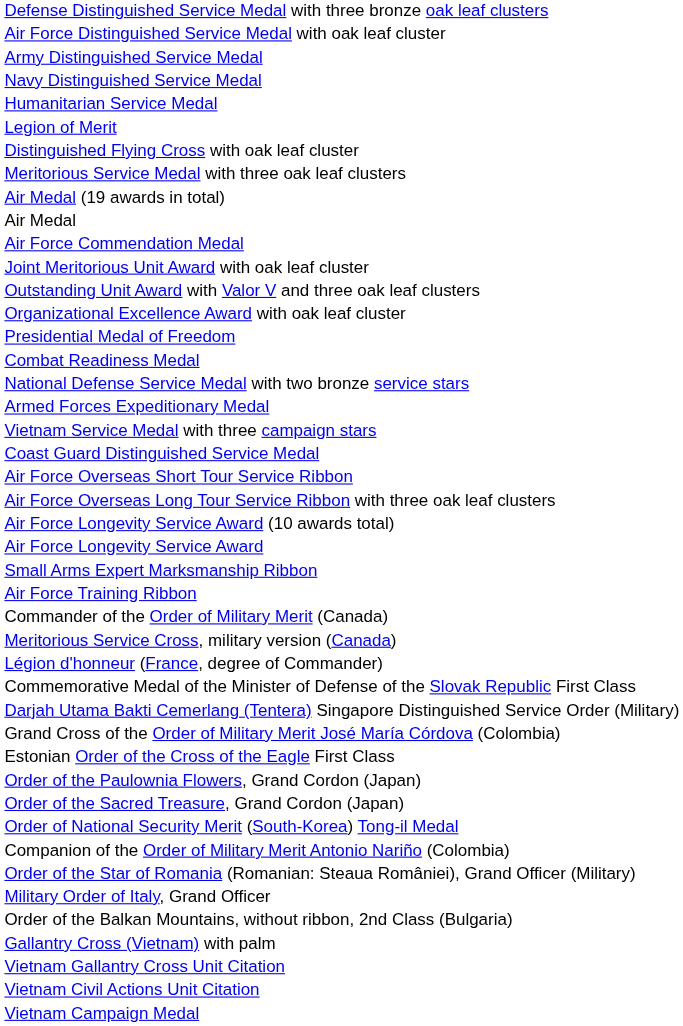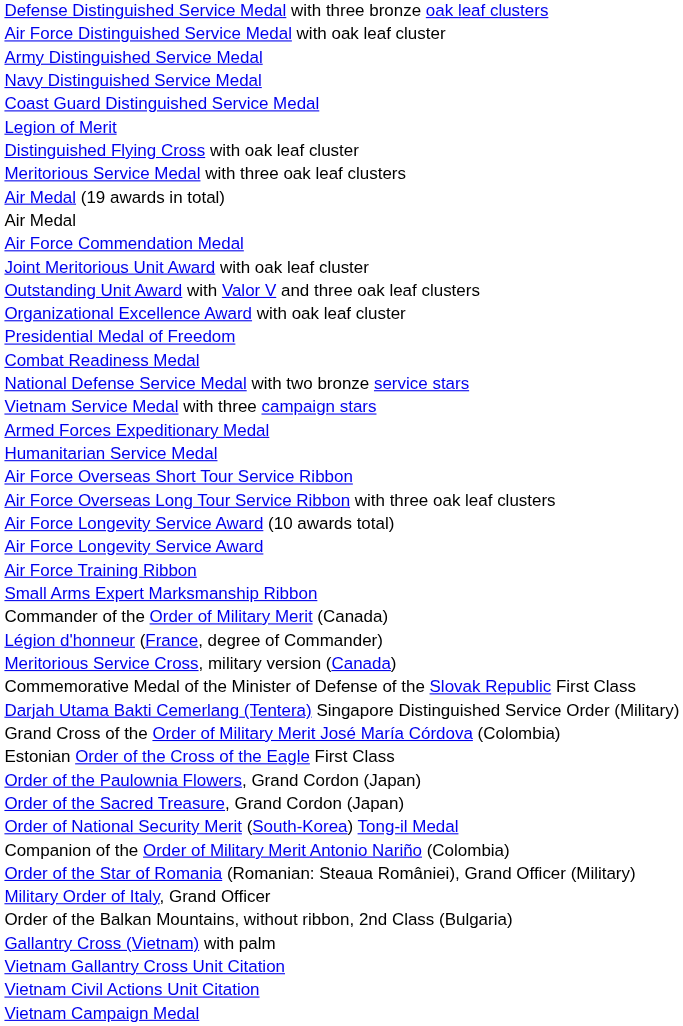rows swapped: (162, 453) <-> (111, 103)
rows swapped: (137, 407) <-> (190, 430)
rows swapped: (161, 570) <-> (101, 593)
rows swapped: (200, 640) <-> (194, 663)
